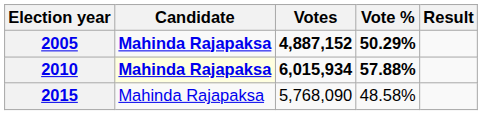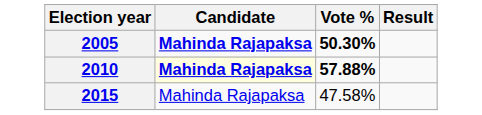- column: (316, 17)
(388, 43) 50.29% -> (347, 43) 50.30%
(388, 95) 48.58% -> (347, 95) 47.58%
